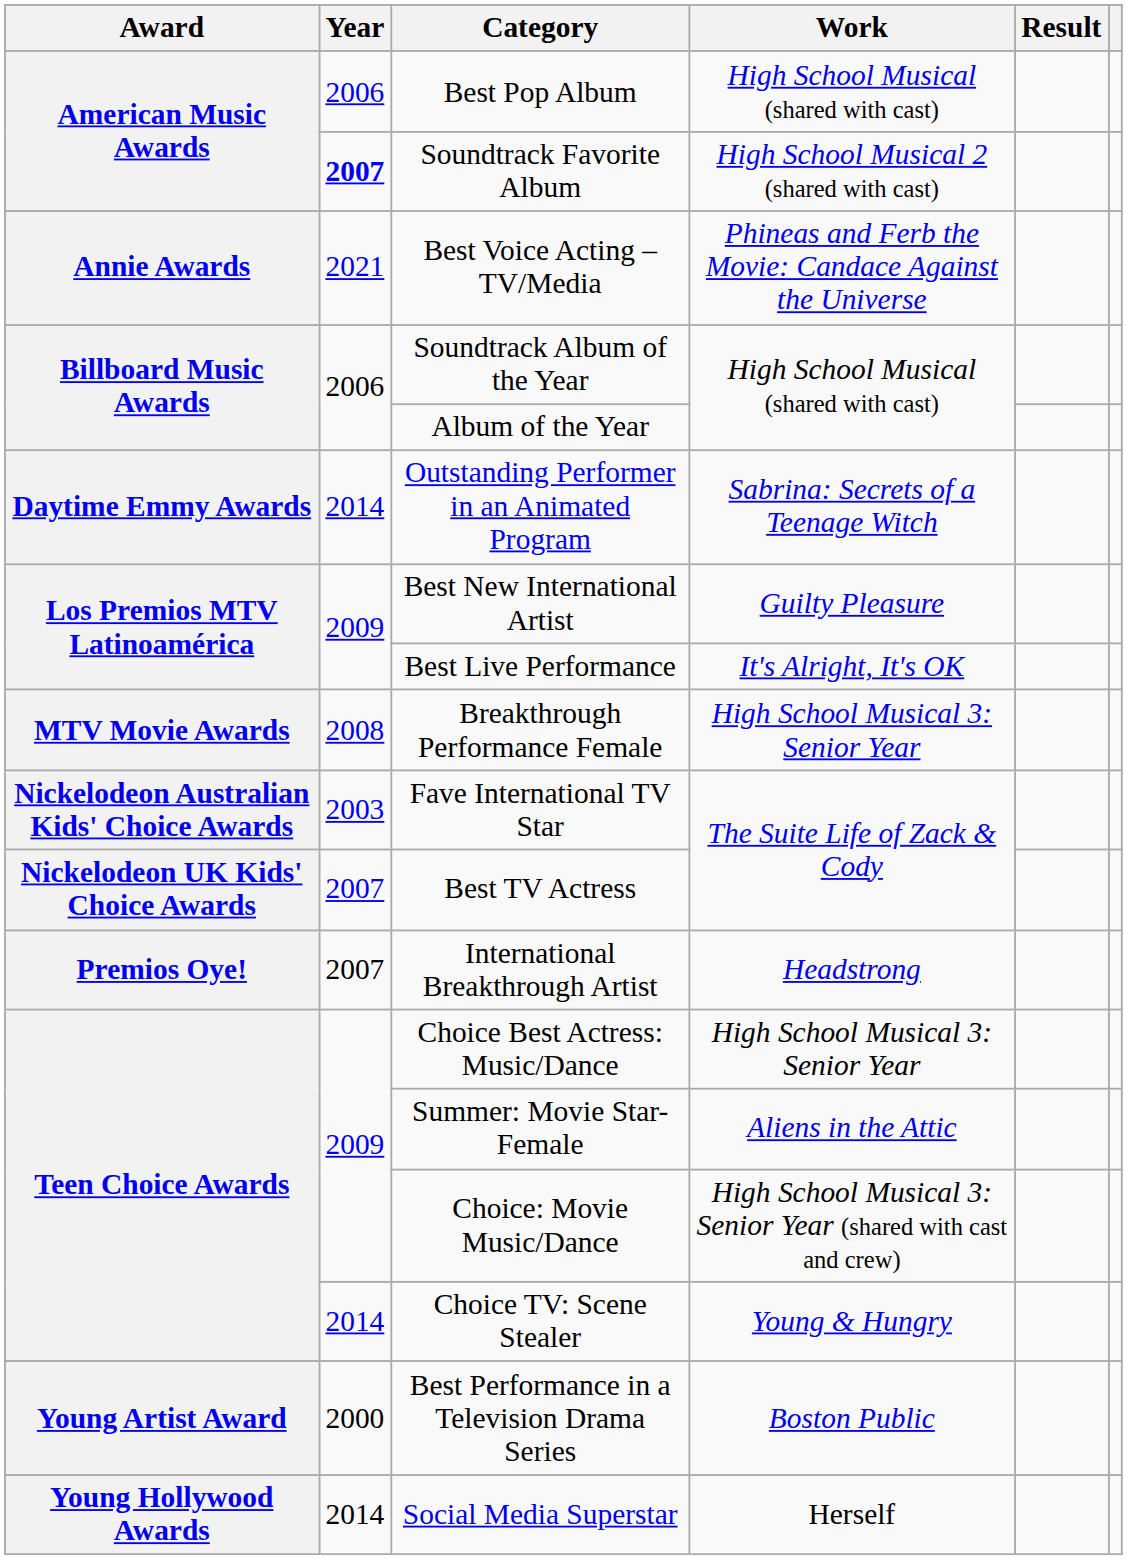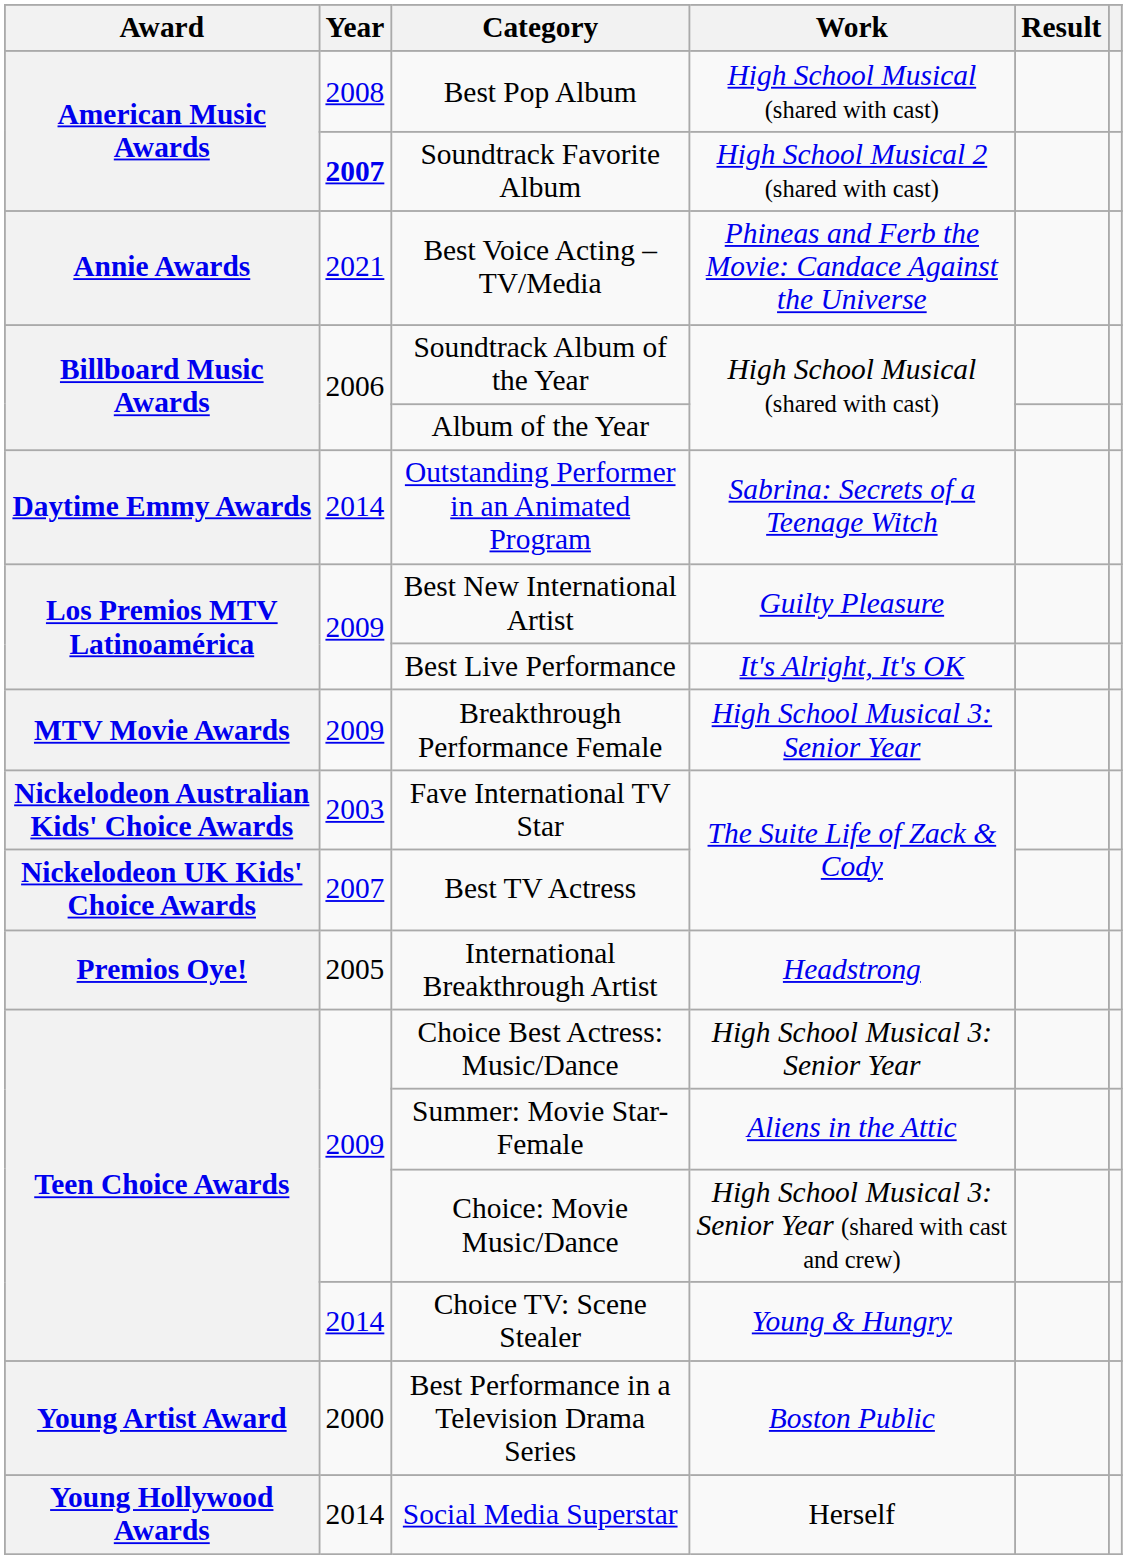(355, 91) 2006 -> (355, 91) 2008
(355, 729) 2008 -> (355, 729) 2009
(355, 969) 2007 -> (355, 969) 2005
